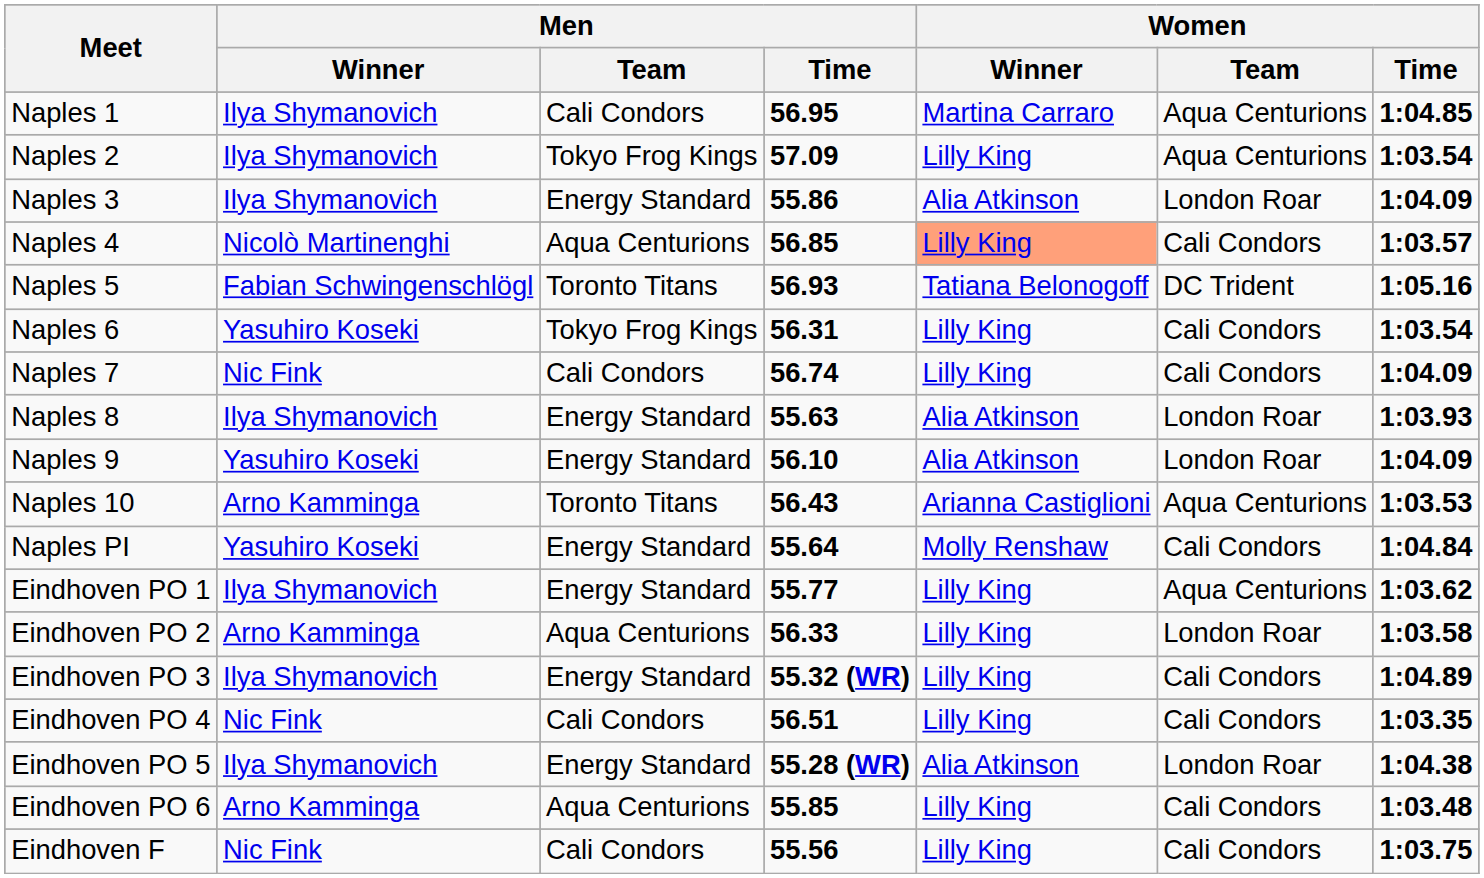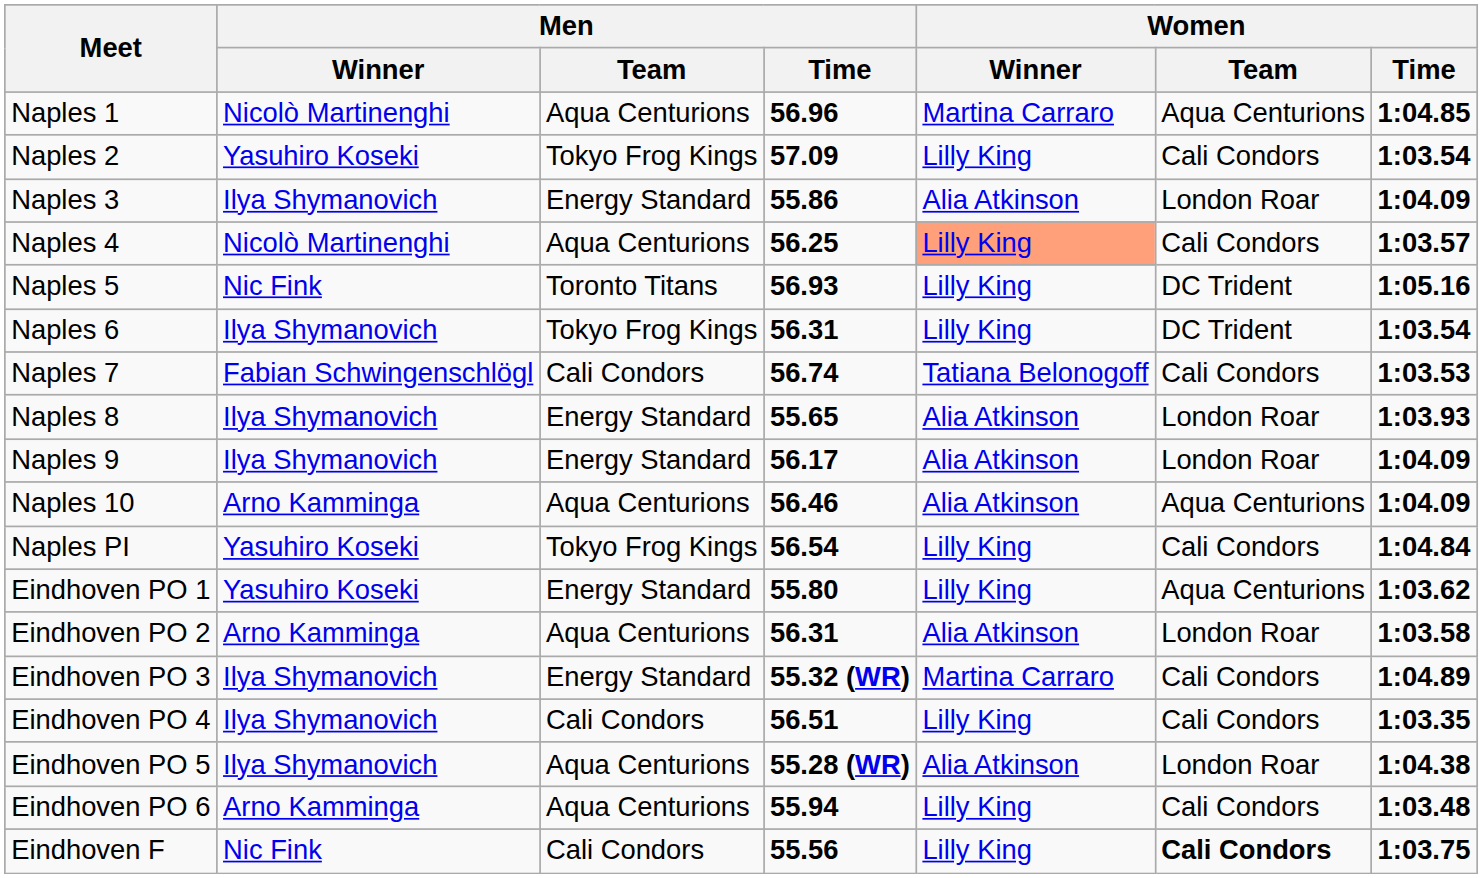(330, 112) Ilya Shymanovich -> (336, 112) Nicolò Martinenghi
(625, 112) Cali Condors -> (648, 112) Aqua Centurions
(804, 112) 56.95 -> (804, 112) 56.96
(330, 156) Ilya Shymanovich -> (321, 156) Yasuhiro Koseki
(1265, 156) Aqua Centurions -> (1240, 156) Cali Condors
(804, 243) 56.85 -> (804, 243) 56.25
(378, 286) Fabian Schwingenschlögl -> (272, 286) Nic Fink
(1035, 286) Tatiana Belonogoff -> (977, 286) Lilly King
(321, 329) Yasuhiro Koseki -> (330, 329) Ilya Shymanovich
(1242, 329) Cali Condors -> (1227, 329) DC Trident
(272, 373) Nic Fink -> (378, 373) Fabian Schwingenschlögl
(977, 373) Lilly King -> (1035, 373) Tatiana Belonogoff
(1426, 373) 1:04.09 -> (1424, 373) 1:03.53
(804, 416) 55.63 -> (804, 416) 55.65
(321, 460) Yasuhiro Koseki -> (330, 460) Ilya Shymanovich
(804, 460) 56.10 -> (804, 460) 56.17
(632, 503) Toronto Titans -> (648, 503) Aqua Centurions
(804, 503) 56.43 -> (804, 503) 56.46
(1036, 503) Arianna Castiglioni -> (1001, 503) Alia Atkinson
(1426, 503) 1:03.53 -> (1424, 503) 1:04.09
(649, 546) Energy Standard -> (652, 546) Tokyo Frog Kings
(804, 546) 55.64 -> (804, 546) 56.54
(1015, 546) Molly Renshaw -> (977, 546) Lilly King
(330, 590) Ilya Shymanovich -> (321, 590) Yasuhiro Koseki
(804, 590) 55.77 -> (804, 590) 55.80
(804, 633) 56.33 -> (804, 633) 56.31
(977, 633) Lilly King -> (1001, 633) Alia Atkinson
(977, 677) Lilly King -> (1018, 677) Martina Carraro
(272, 720) Nic Fink -> (330, 720) Ilya Shymanovich
(649, 763) Energy Standard -> (648, 763) Aqua Centurions
(804, 807) 55.85 -> (804, 807) 55.94
(1242, 850) normal -> (1246, 850) bold
